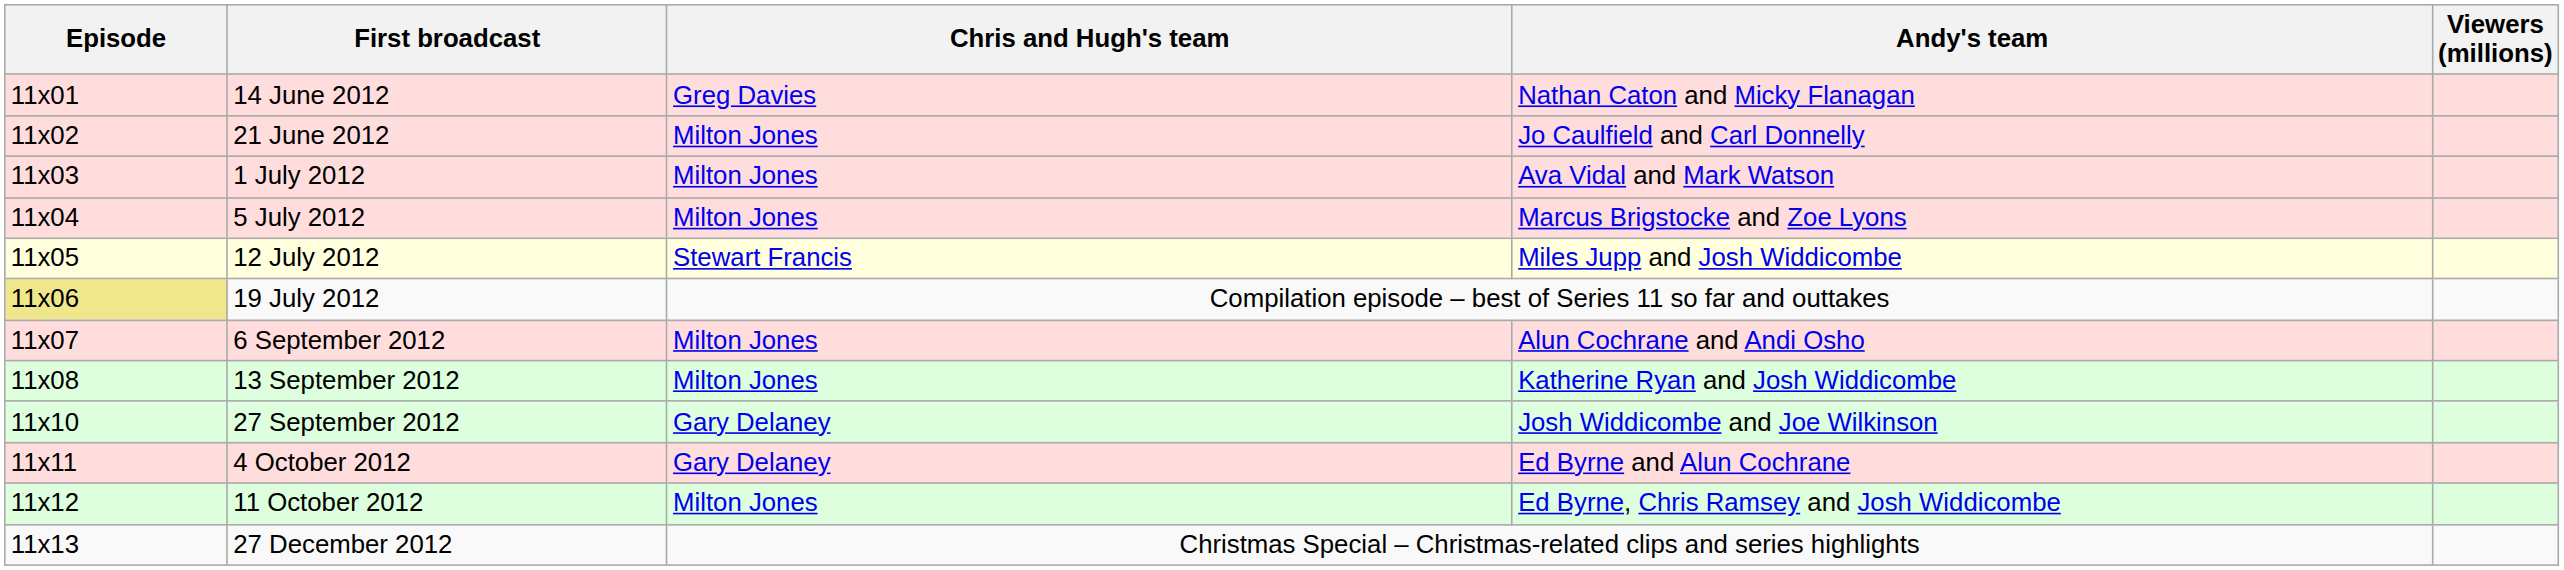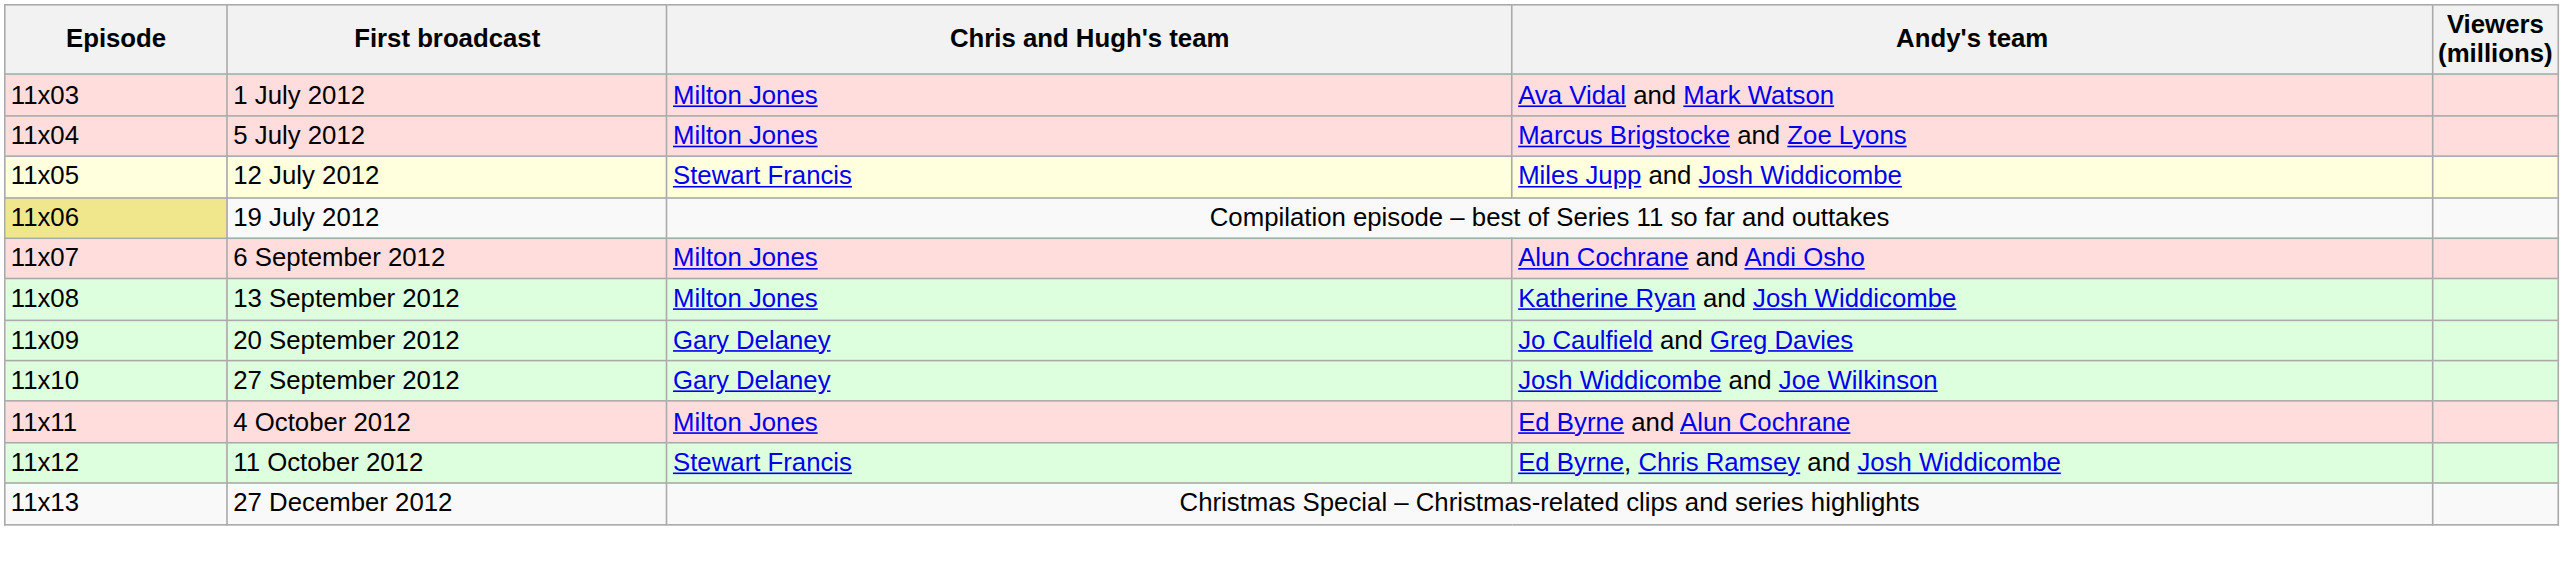- row: (311, 94)
- row: (311, 135)
+ row: (346, 339)
(752, 462) Gary Delaney -> (745, 421) Milton Jones
(745, 503) Milton Jones -> (762, 462) Stewart Francis
